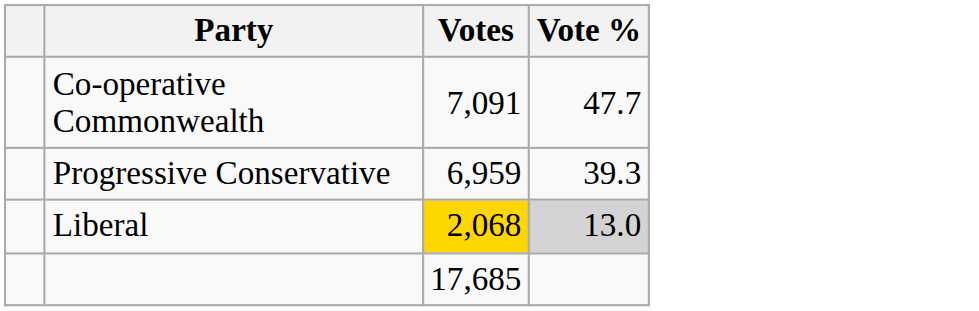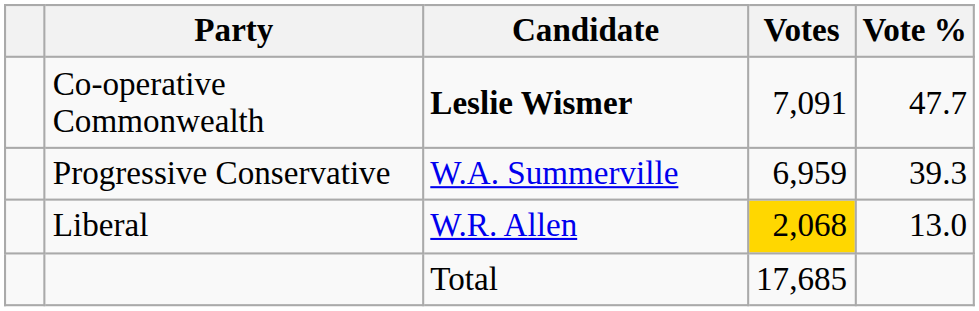+ column: (586, 30)
(612, 225) lightgrey background -> (938, 225) no background
